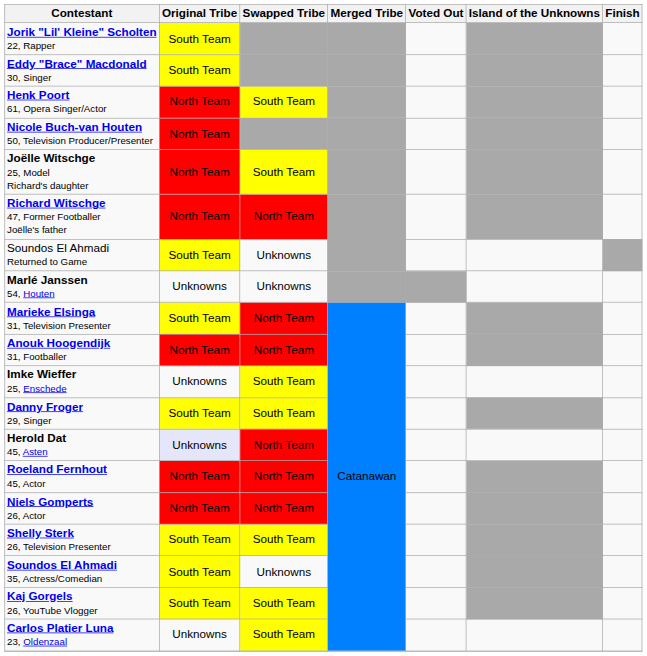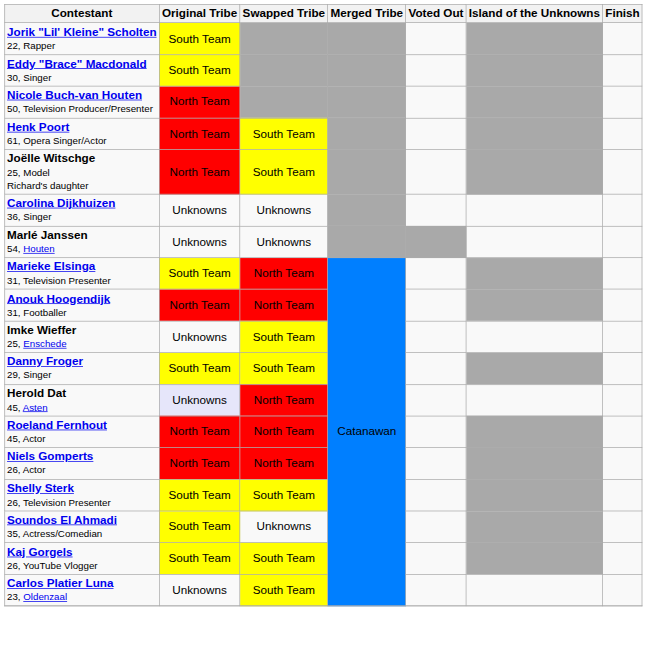rows swapped: (80, 133) <-> (57, 102)
- row: (56, 216)
+ row: (61, 210)
- row: (58, 255)
